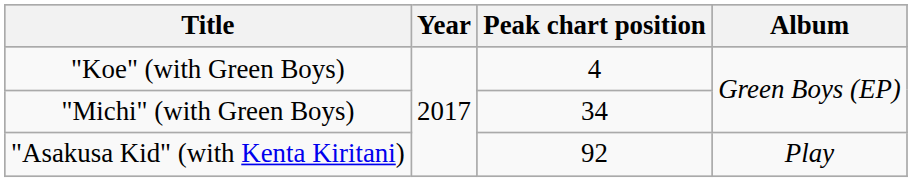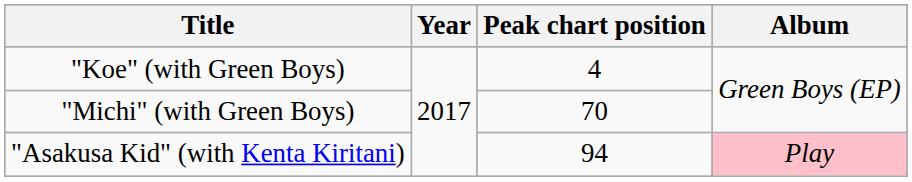(595, 111) 34 -> (595, 111) 70
(595, 153) 92 -> (595, 153) 94
(809, 153) no background -> (809, 153) pink background
